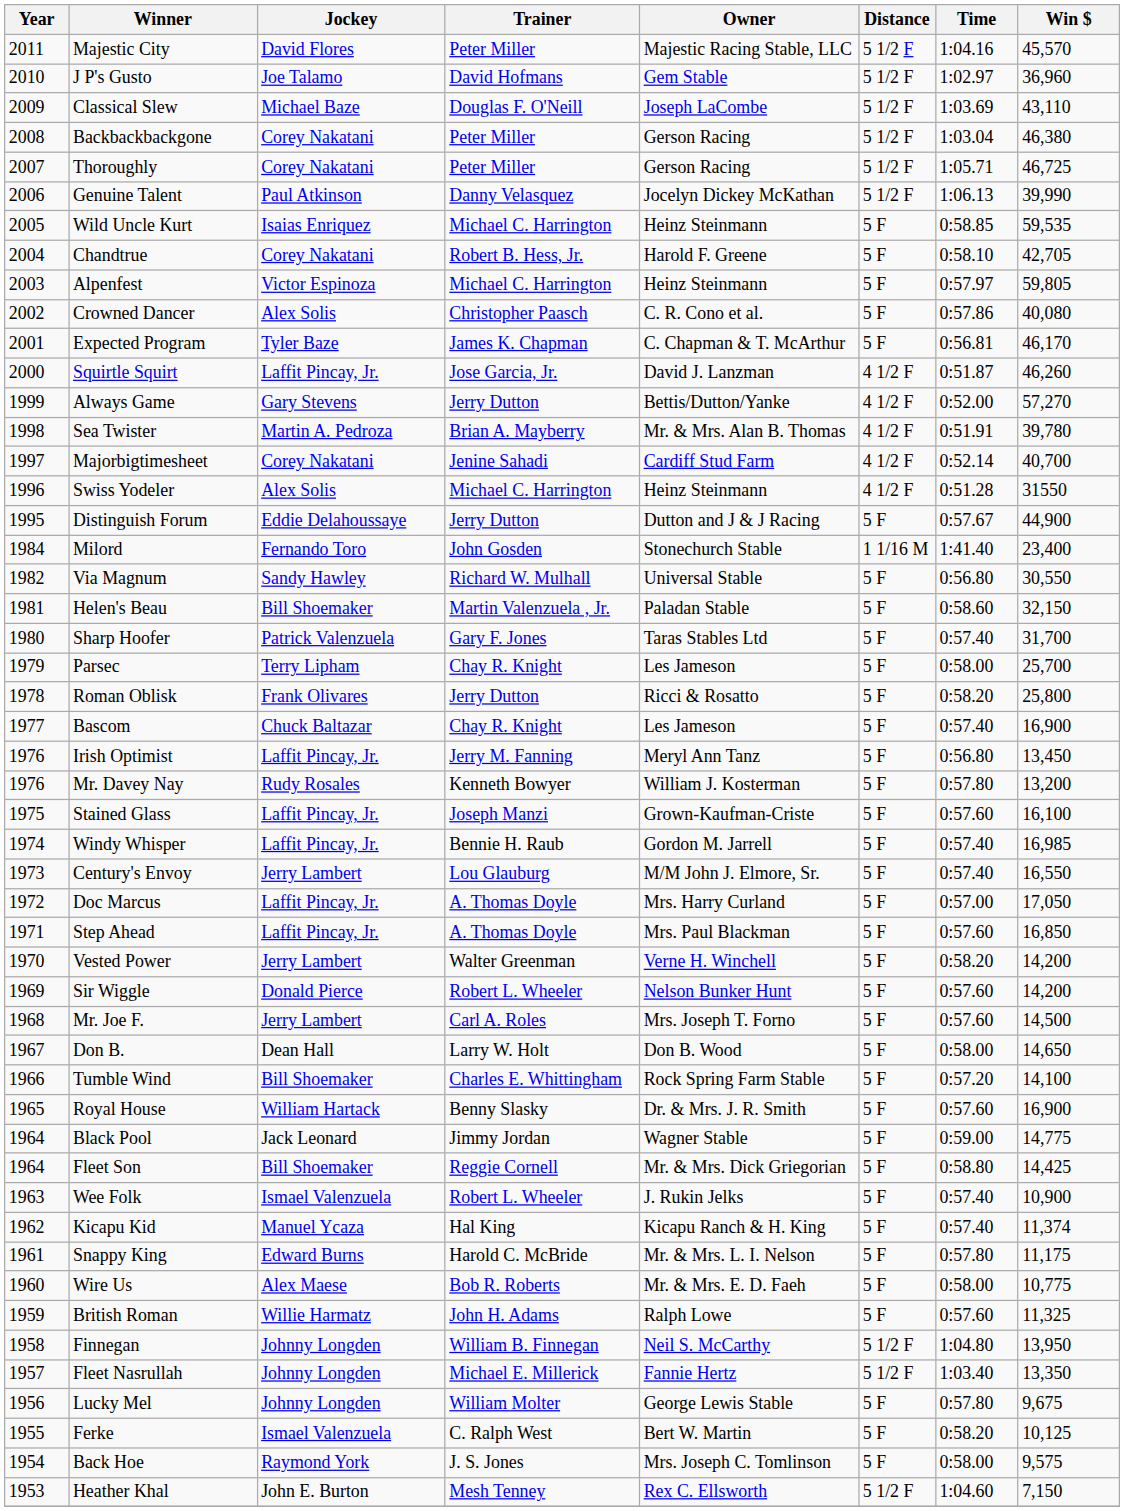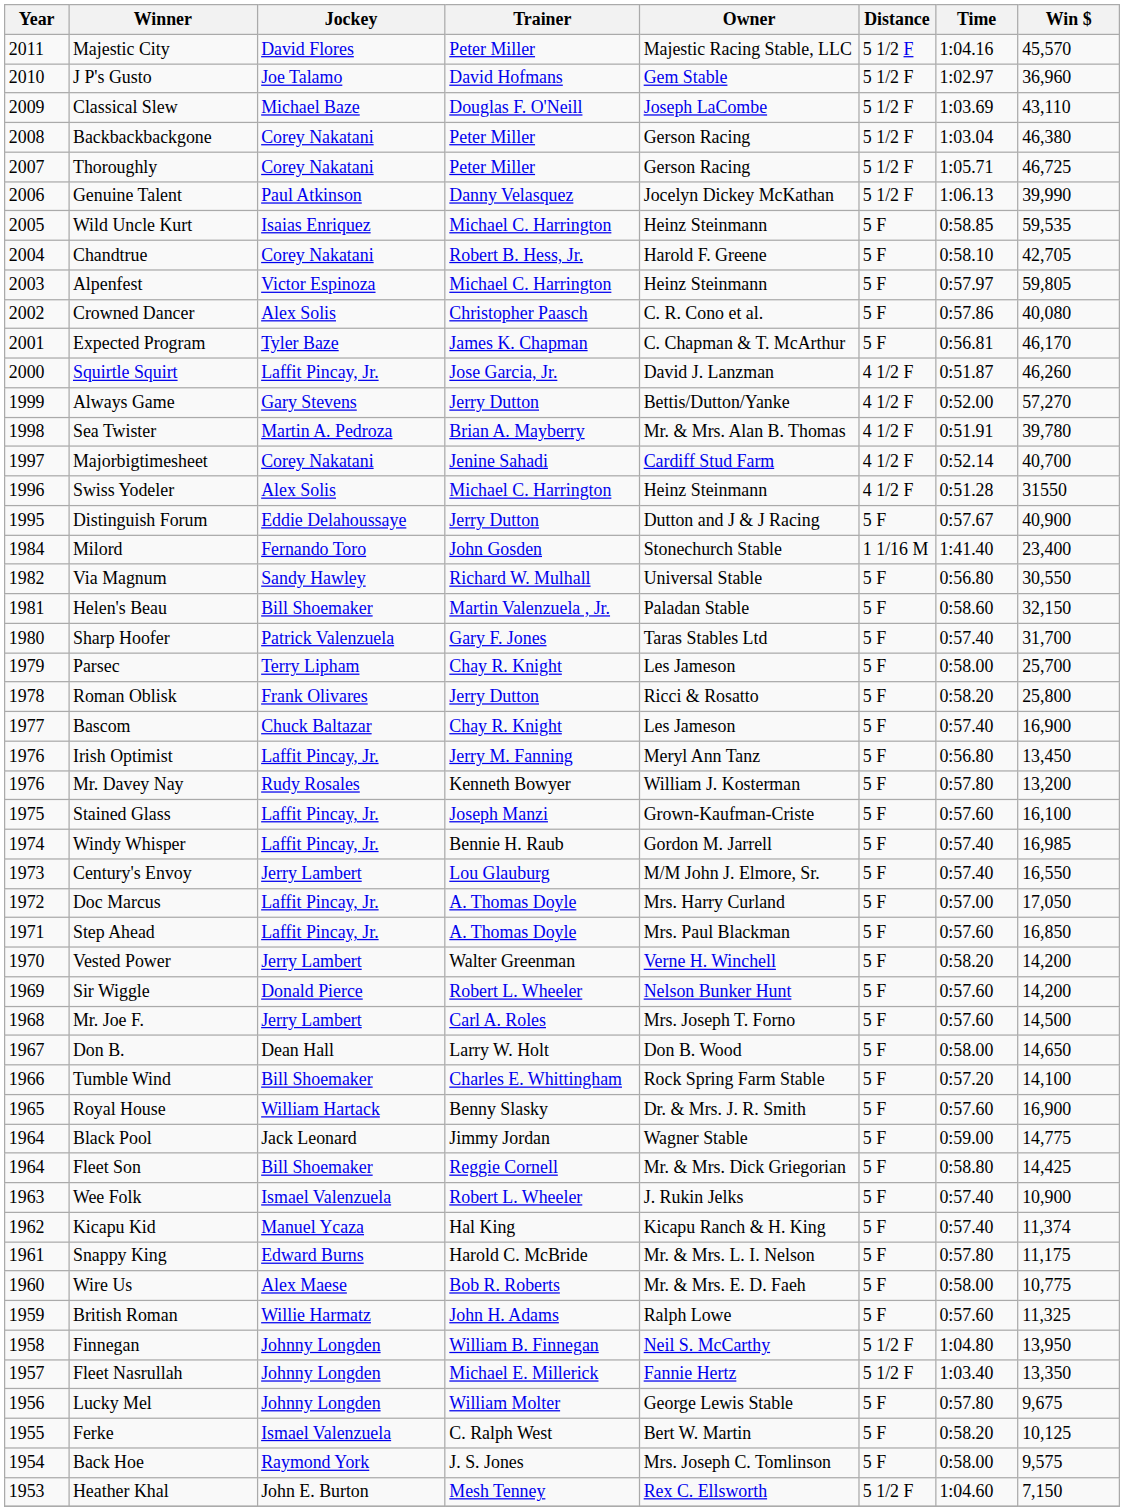(1047, 520) 44,900 -> (1047, 520) 40,900
